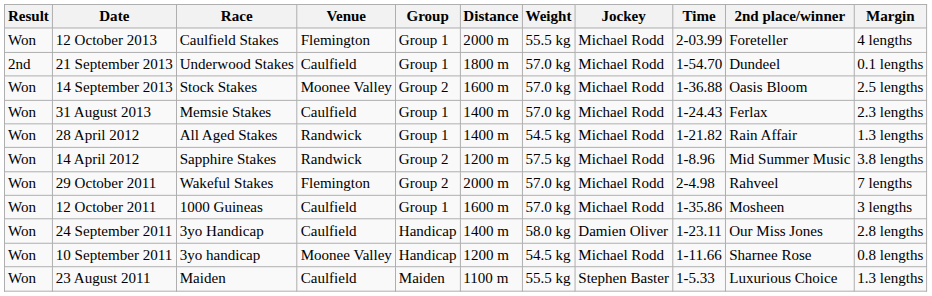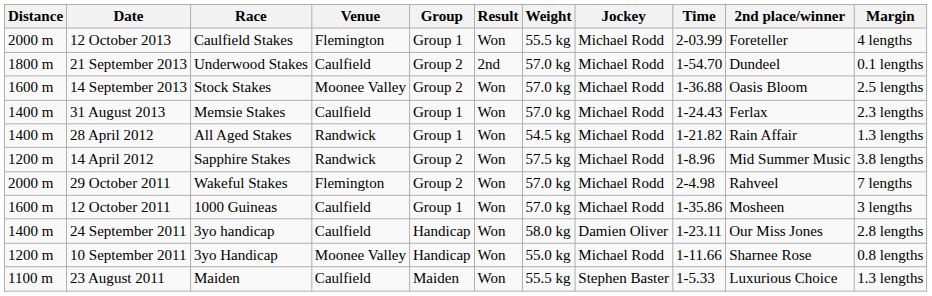columns swapped: (28, 16) <-> (491, 16)
(424, 64) Group 1 -> (438, 64) Group 2
(222, 231) 3yo Handicap -> (234, 231) 3yo handicap
(220, 254) 3yo handicap -> (236, 254) 3yo Handicap
(548, 254) 54.5 kg -> (548, 254) 55.0 kg
